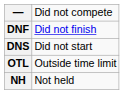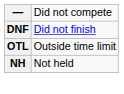- row: (18, 47)
